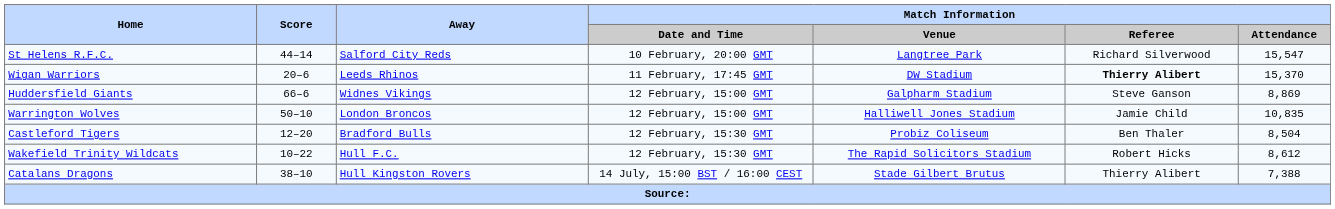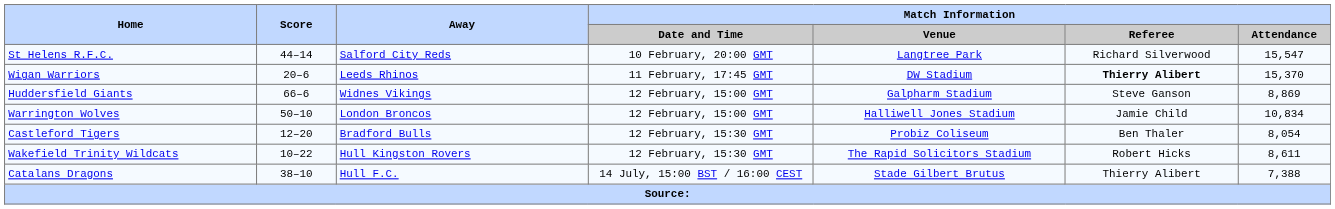(1284, 114) 10,835 -> (1284, 114) 10,834
(1284, 134) 8,504 -> (1284, 134) 8,054
(369, 154) Hull F.C. -> (405, 154) Hull Kingston Rovers
(1284, 154) 8,612 -> (1284, 154) 8,611
(405, 174) Hull Kingston Rovers -> (369, 174) Hull F.C.
